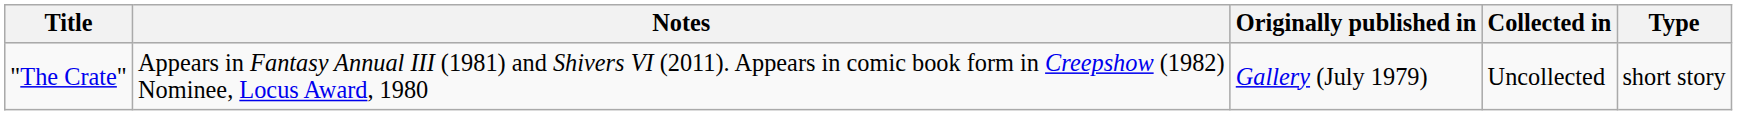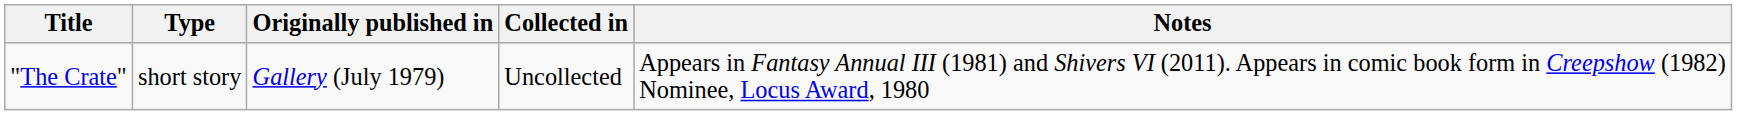columns swapped: (1674, 23) <-> (681, 23)
